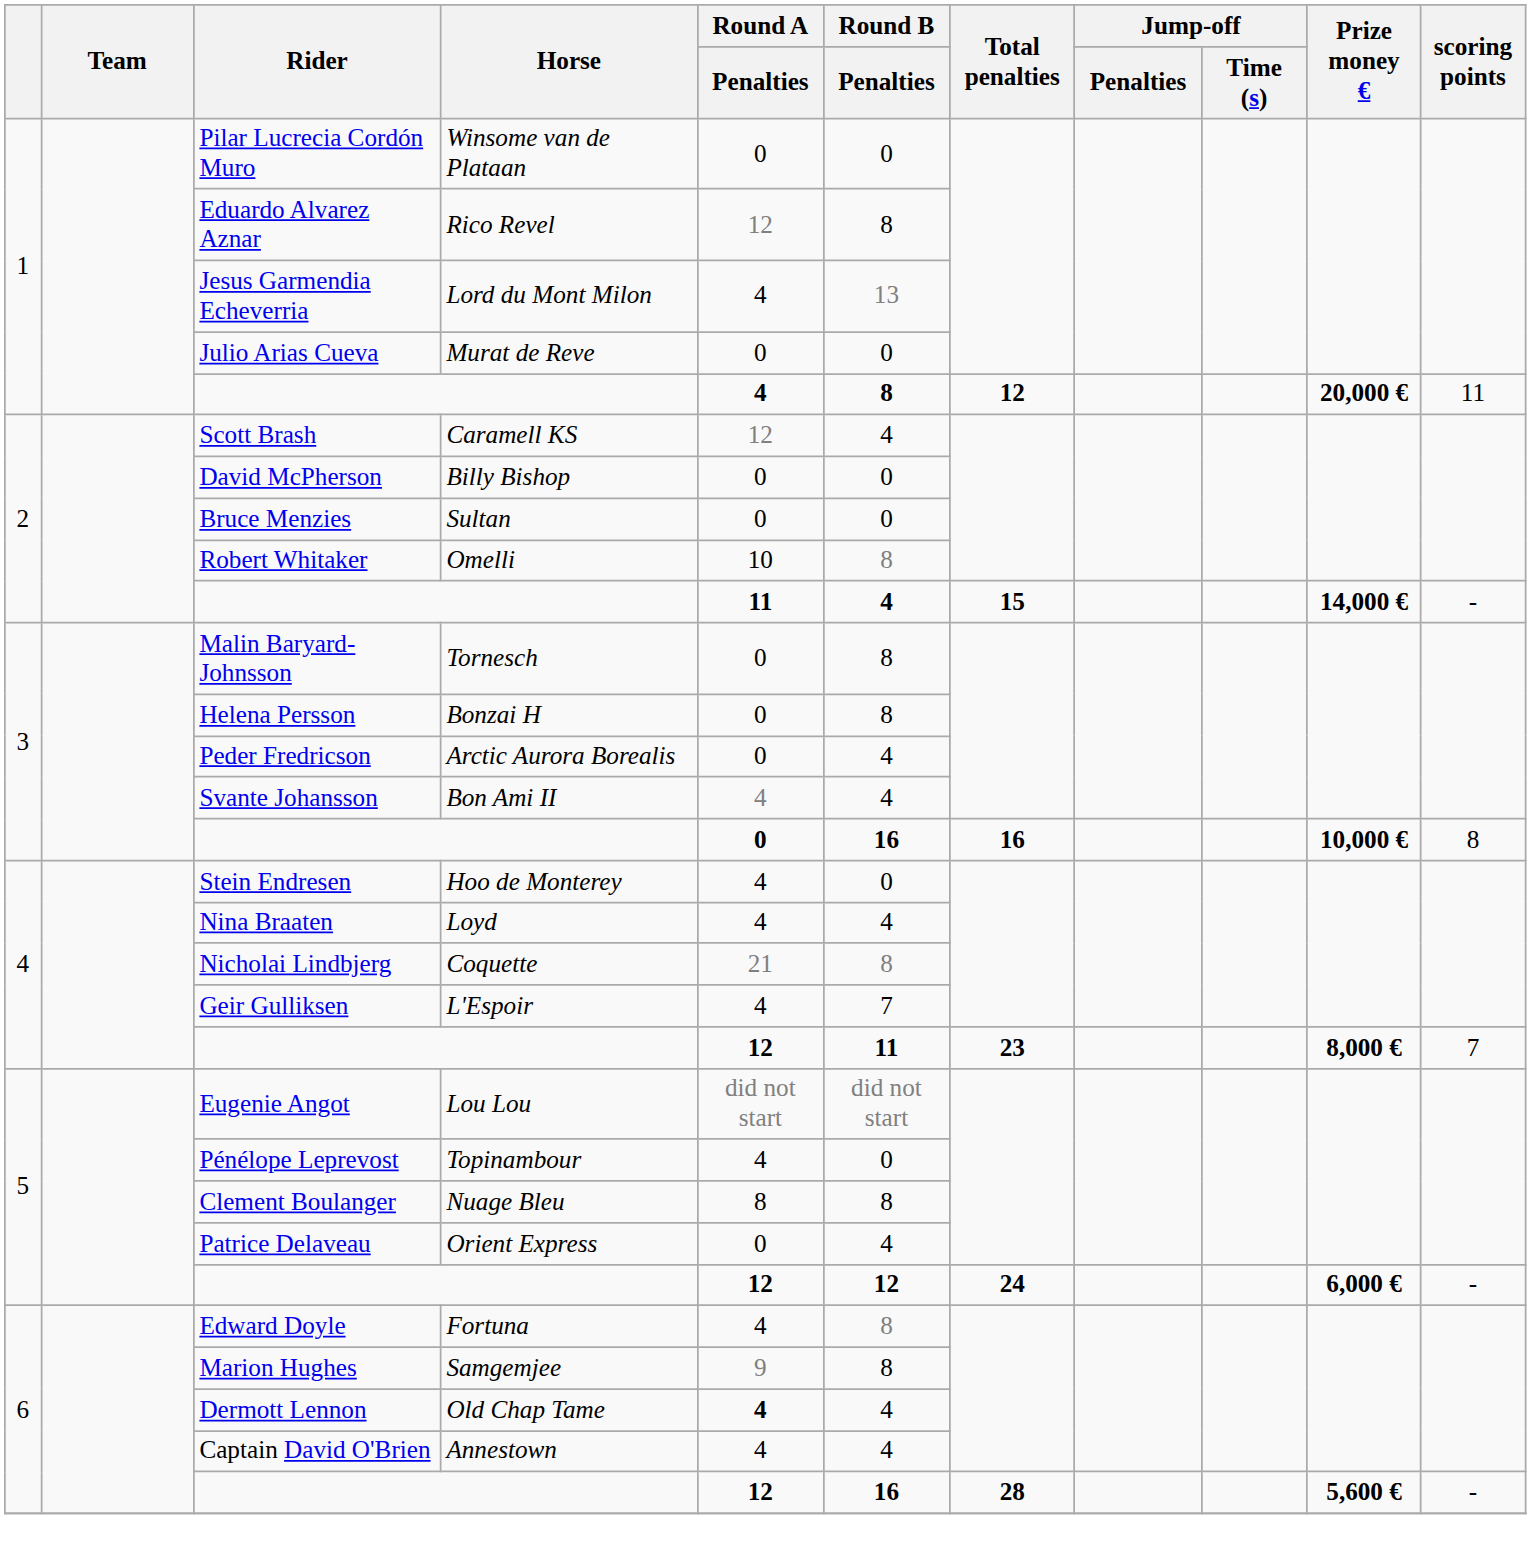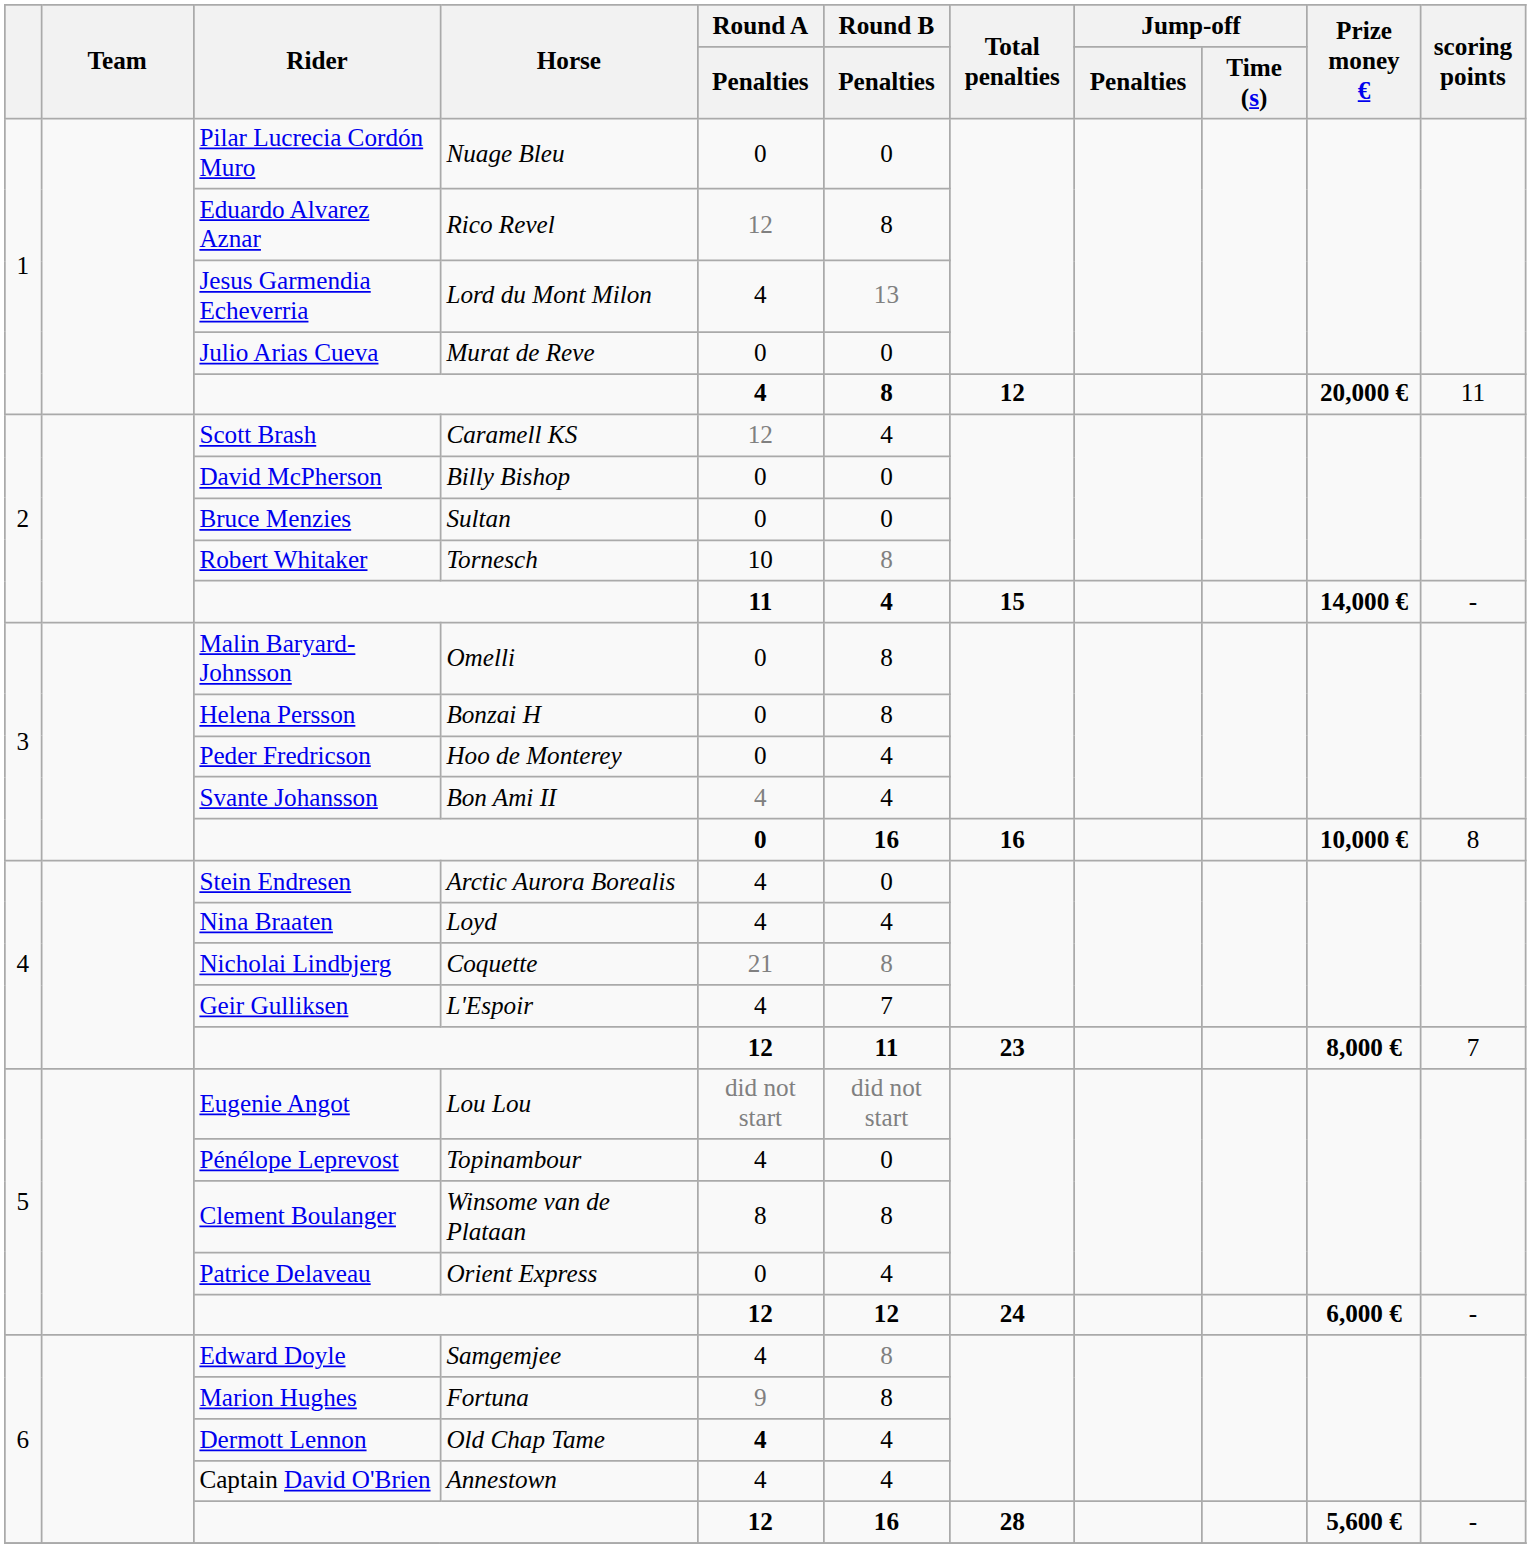(528, 153) Winsome van de Plataan -> (505, 153) Nuage Bleu
(481, 560) Omelli -> (492, 560) Tornesch
(492, 658) Tornesch -> (481, 658) Omelli
(561, 756) Arctic Aurora Borealis -> (534, 756) Hoo de Monterey
(534, 880) Hoo de Monterey -> (561, 880) Arctic Aurora Borealis
(505, 1201) Nuage Bleu -> (528, 1216) Winsome van de Plataan
(488, 1326) Fortuna -> (504, 1356) Samgemjee
(504, 1367) Samgemjee -> (488, 1397) Fortuna
